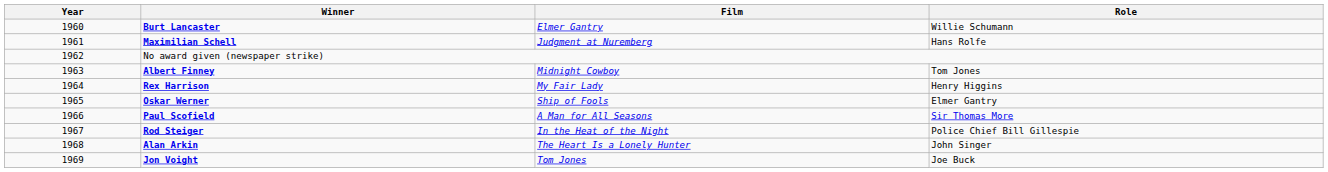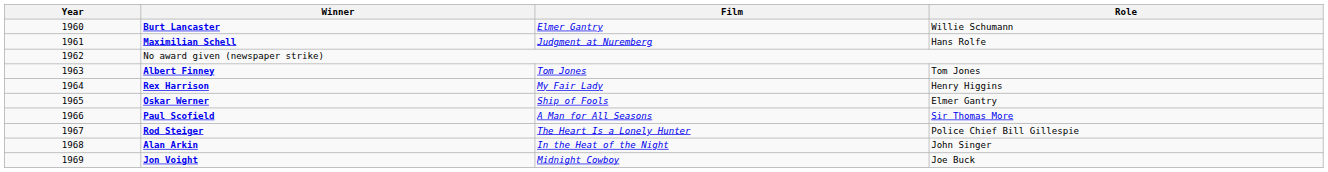(578, 71) Midnight Cowboy -> (562, 71) Tom Jones
(603, 130) In the Heat of the Night -> (614, 130) The Heart Is a Lonely Hunter
(614, 145) The Heart Is a Lonely Hunter -> (603, 145) In the Heat of the Night
(562, 160) Tom Jones -> (578, 160) Midnight Cowboy
